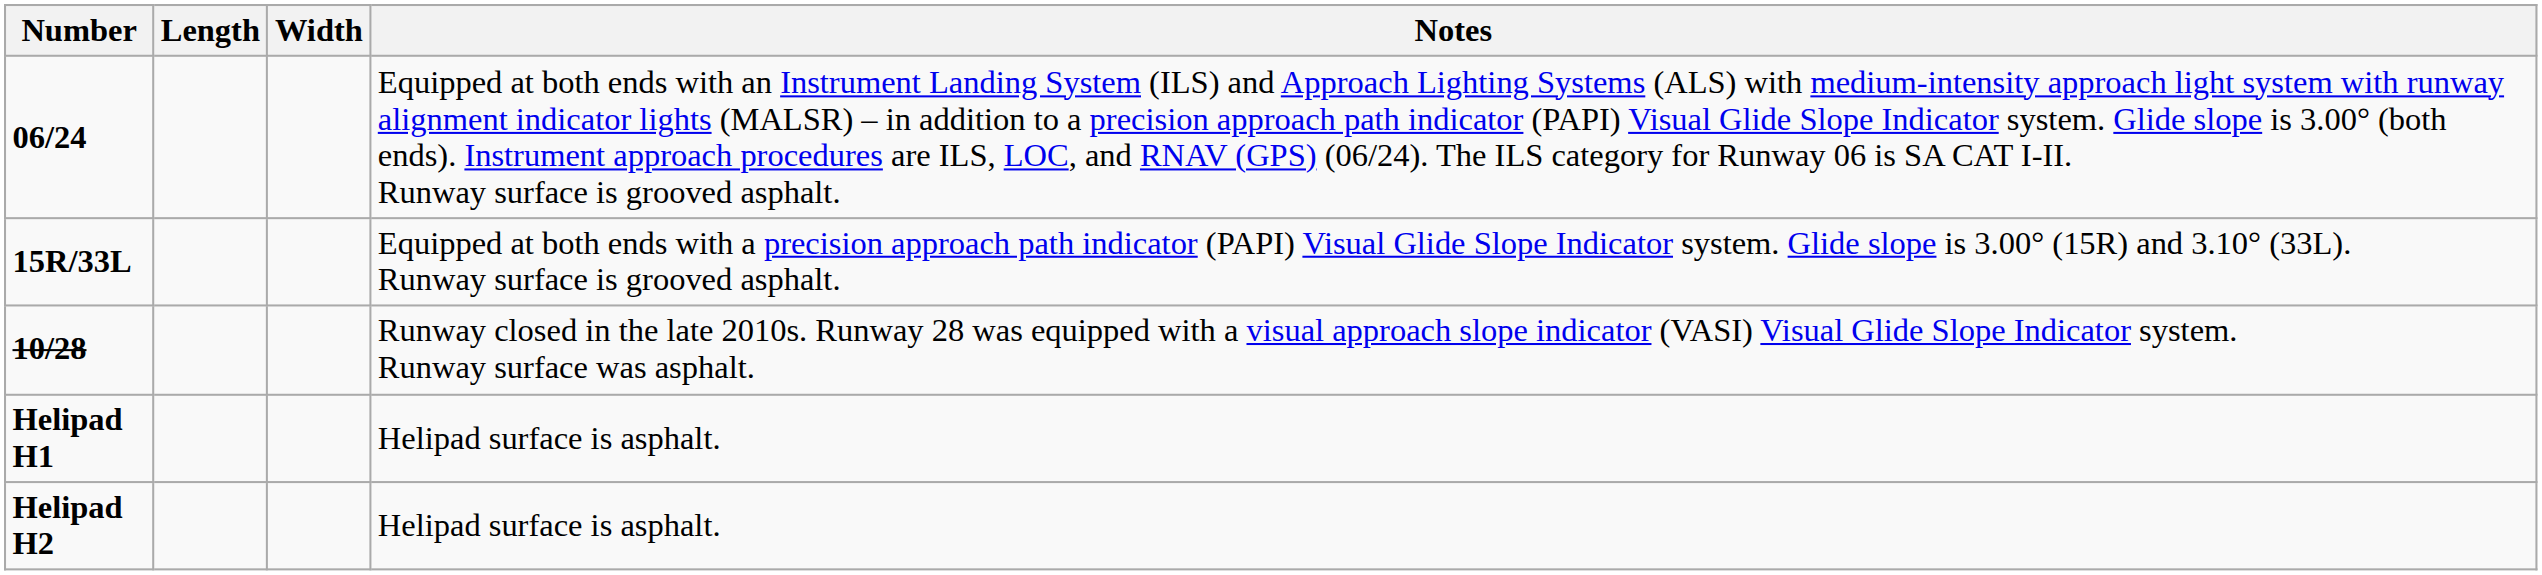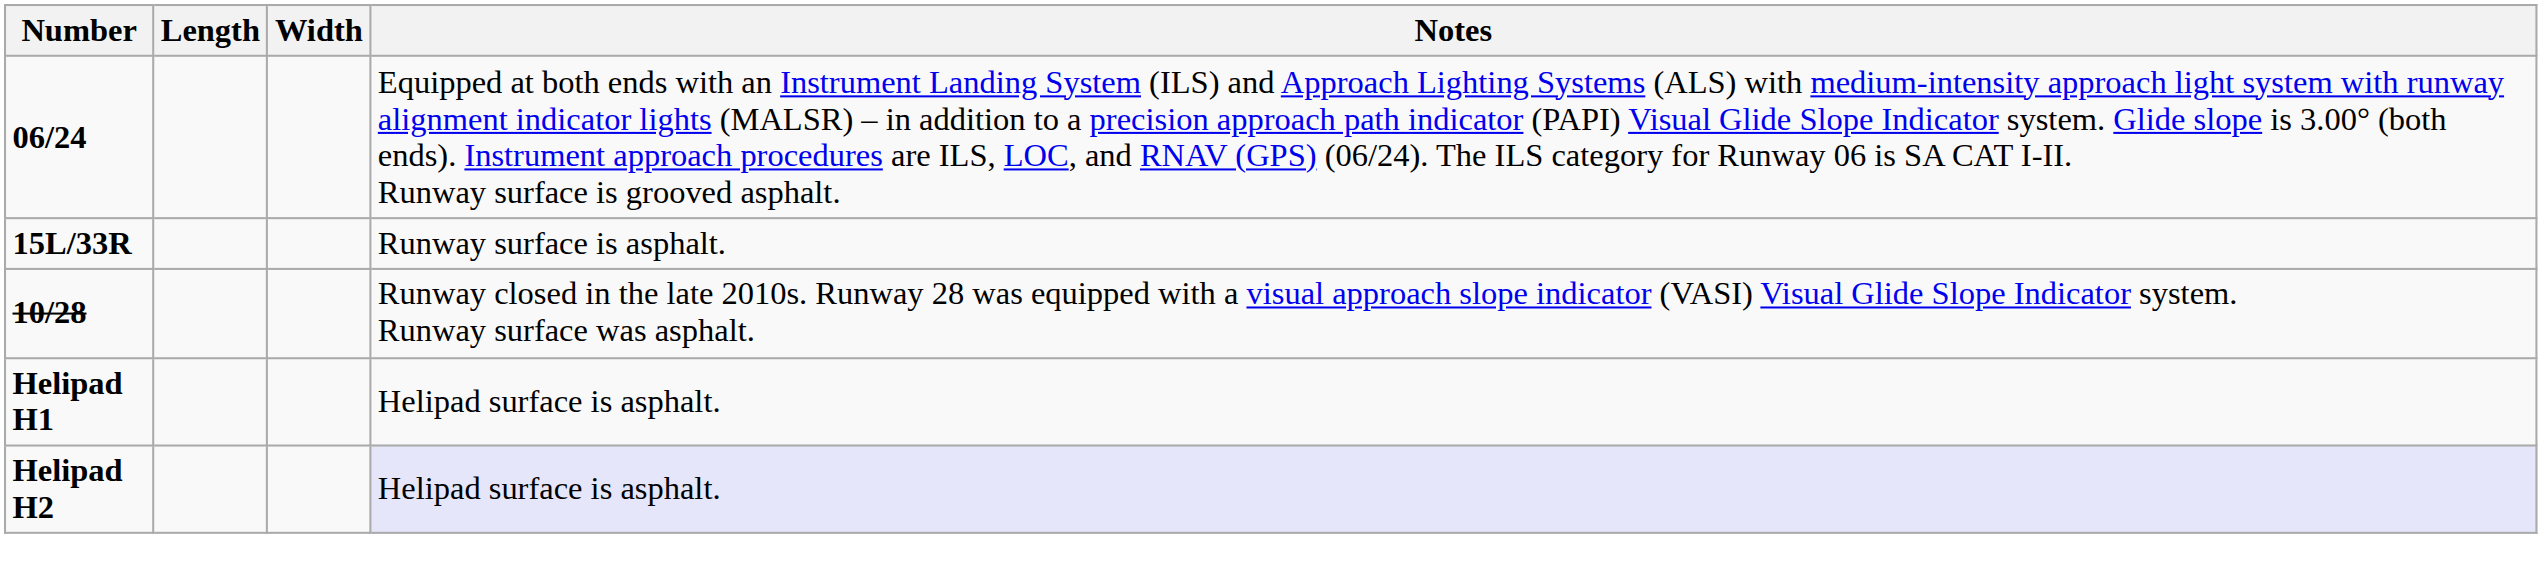- row: (72, 261)
+ row: (72, 242)
(549, 525) no background -> (549, 488) lavender background
